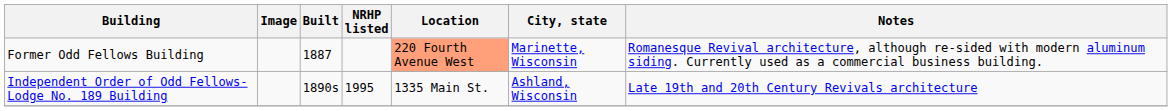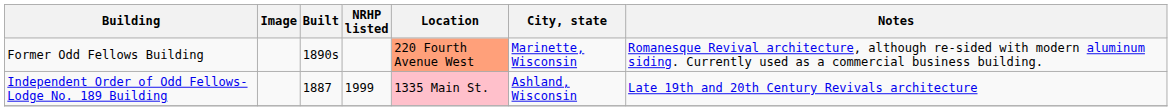(317, 55) 1887 -> (321, 55) 1890s
(321, 89) 1890s -> (317, 89) 1887
(359, 89) 1995 -> (359, 89) 1999
(442, 89) no background -> (442, 89) pink background
